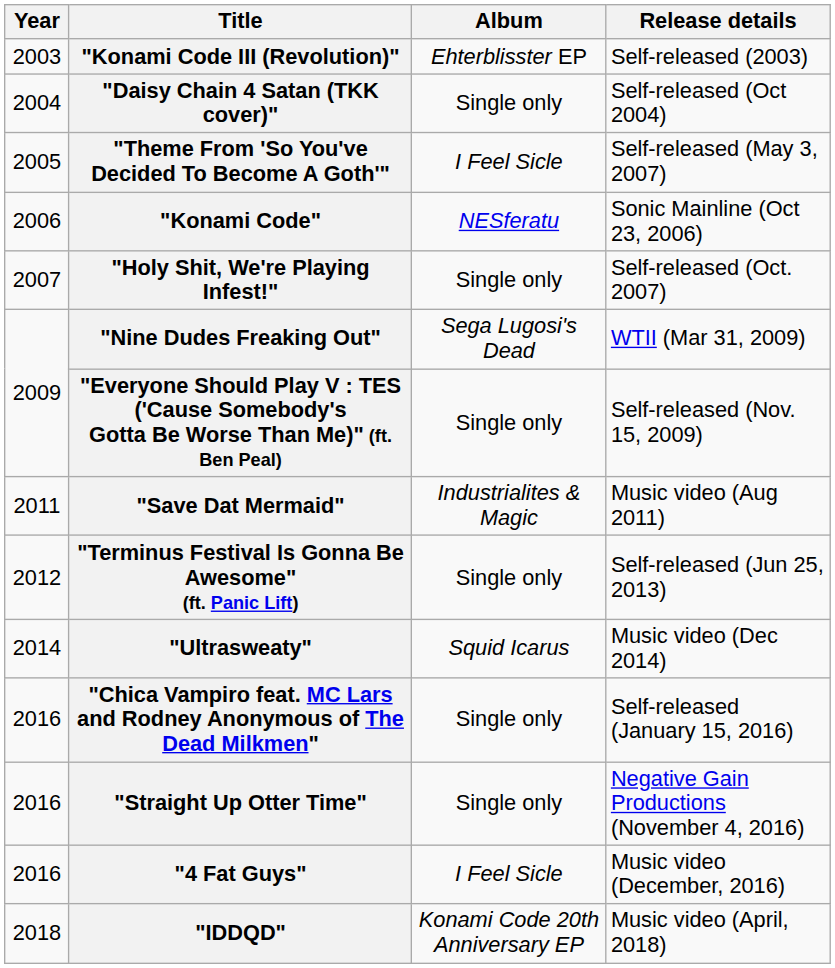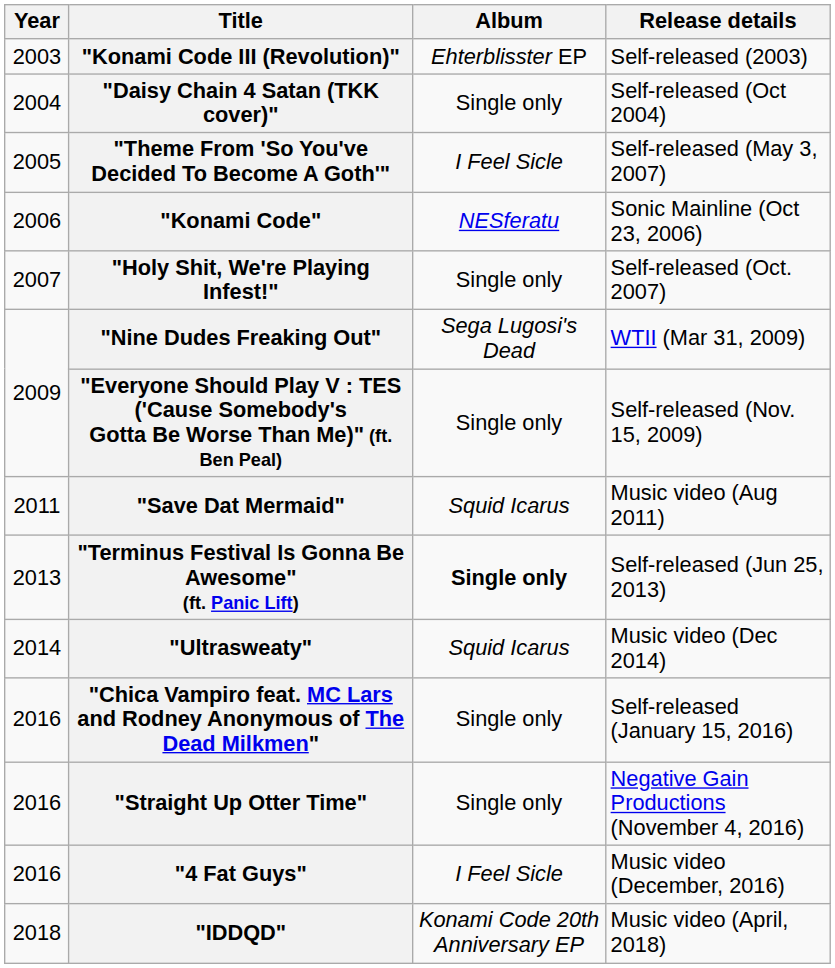(509, 505) Industrialites & Magic -> (509, 505) Squid Icarus
(37, 577) 2012 -> (37, 577) 2013
(509, 577) normal -> (509, 577) bold
